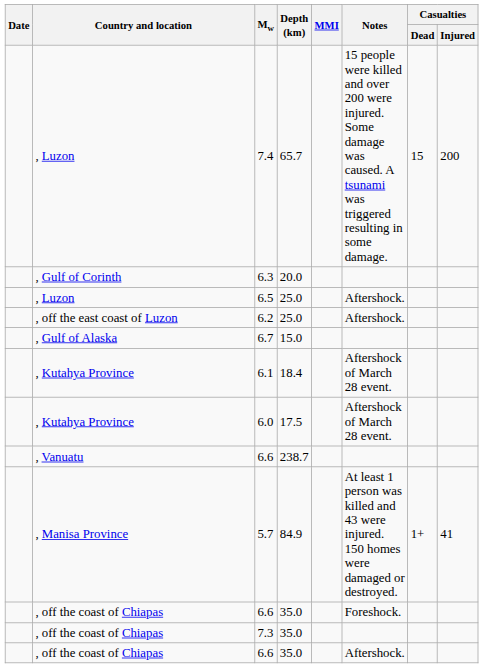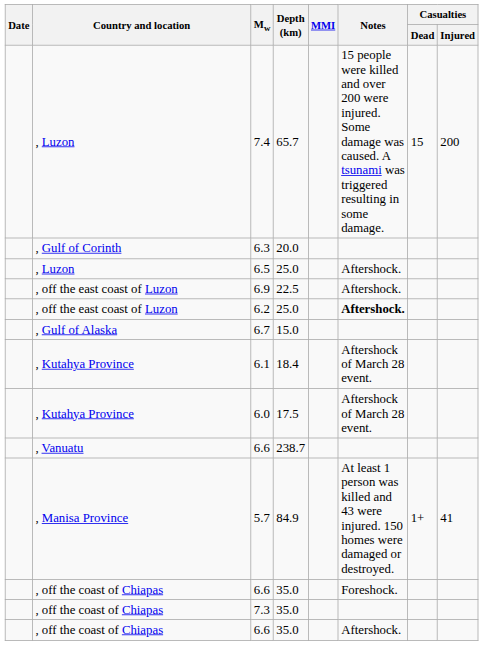+ row: (107, 288)
(375, 317) normal -> (373, 309) bold
